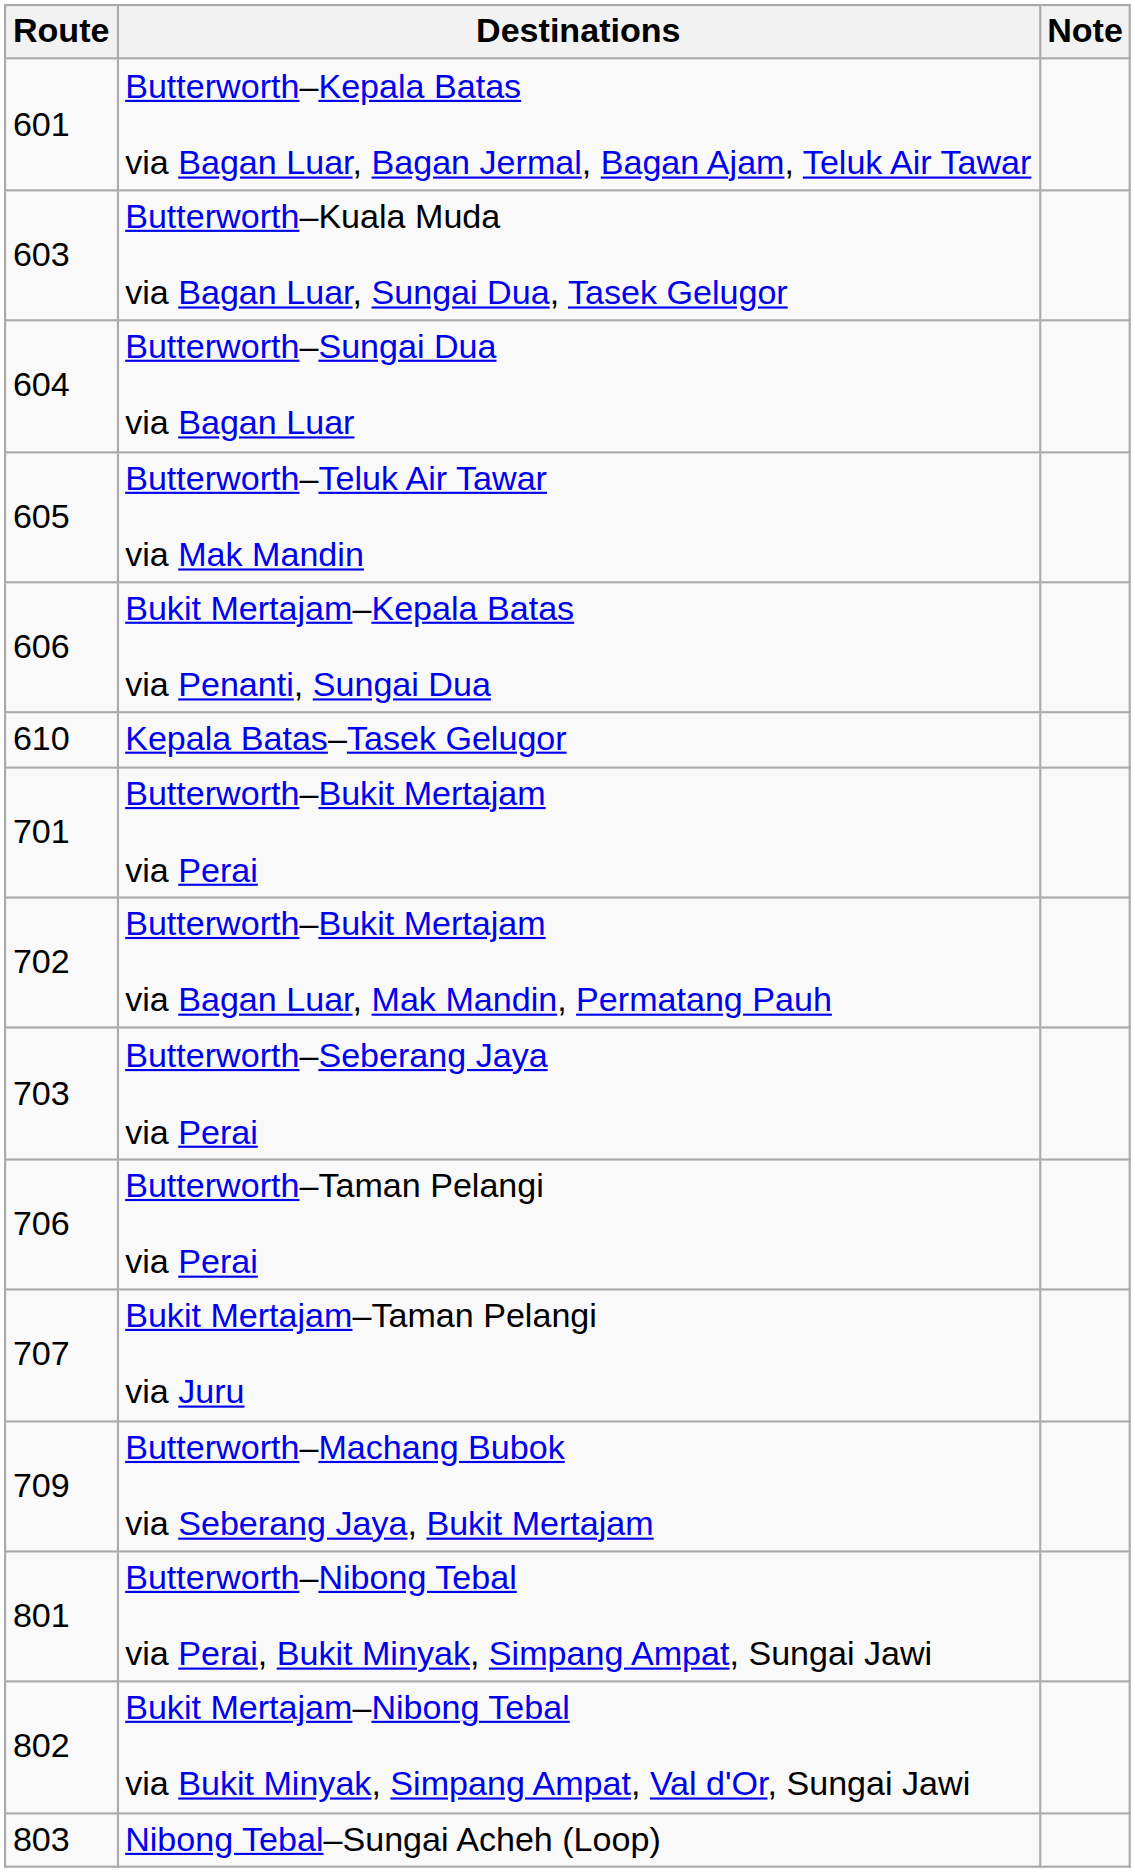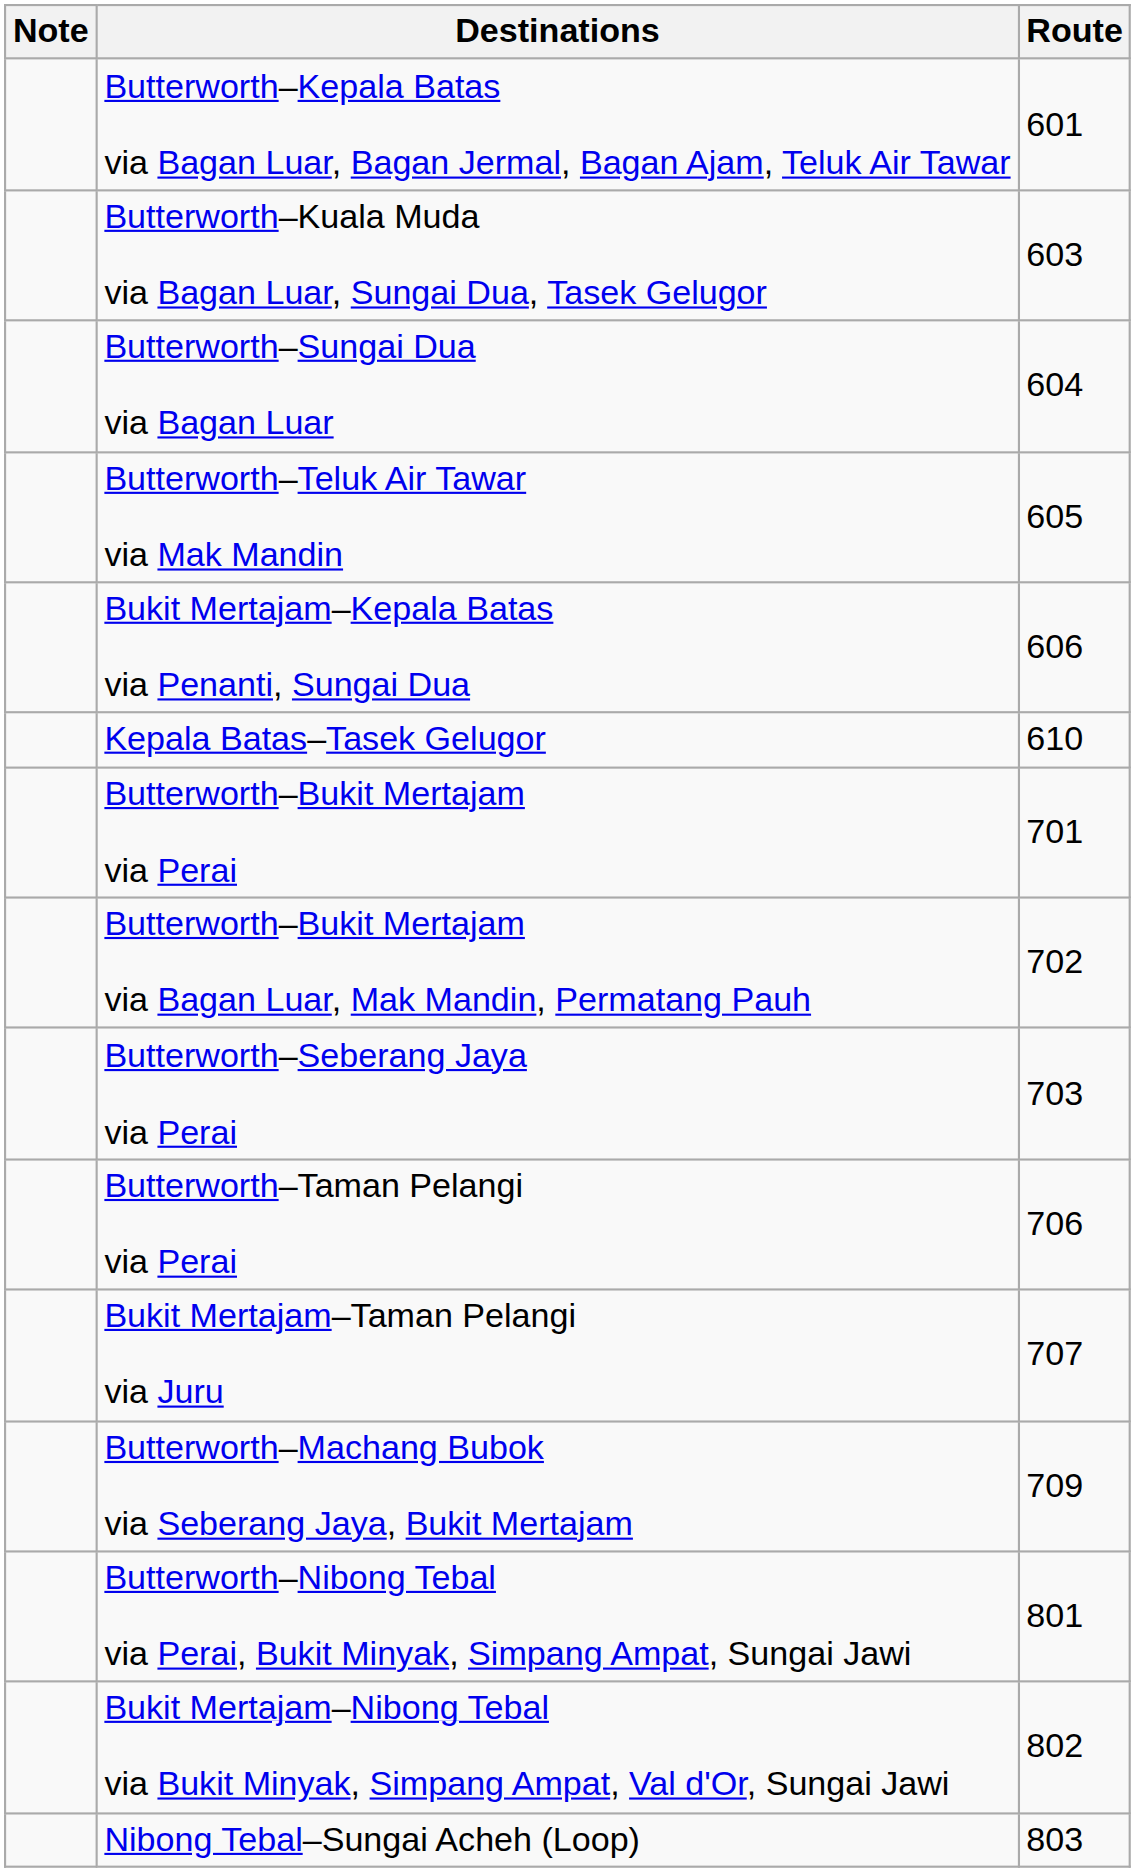columns swapped: (61, 31) <-> (1085, 31)
